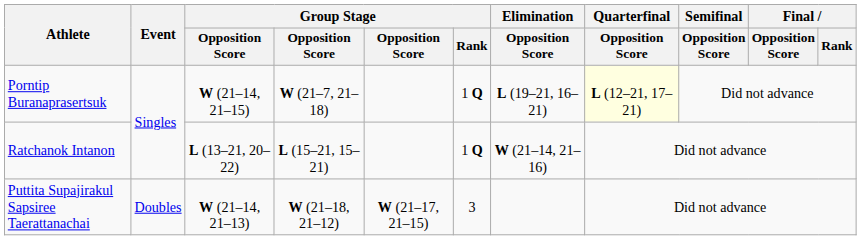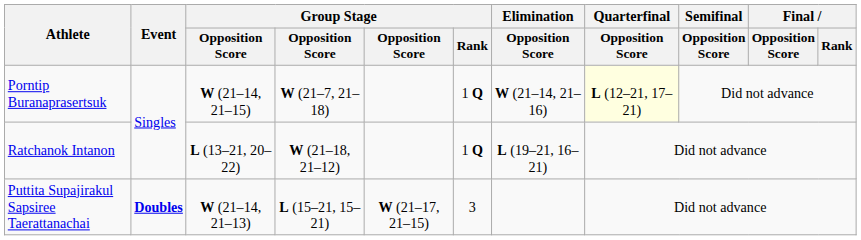(538, 102) L (19–21, 16–21) -> (538, 102) W (21–14, 21–16)
(319, 159) L (15–21, 15–21) -> (320, 159) W (21–18, 21–12)
(538, 159) W (21–14, 21–16) -> (538, 159) L (19–21, 16–21)
(158, 207) normal -> (159, 207) bold
(319, 215) W (21–18, 21–12) -> (320, 215) L (15–21, 15–21)
